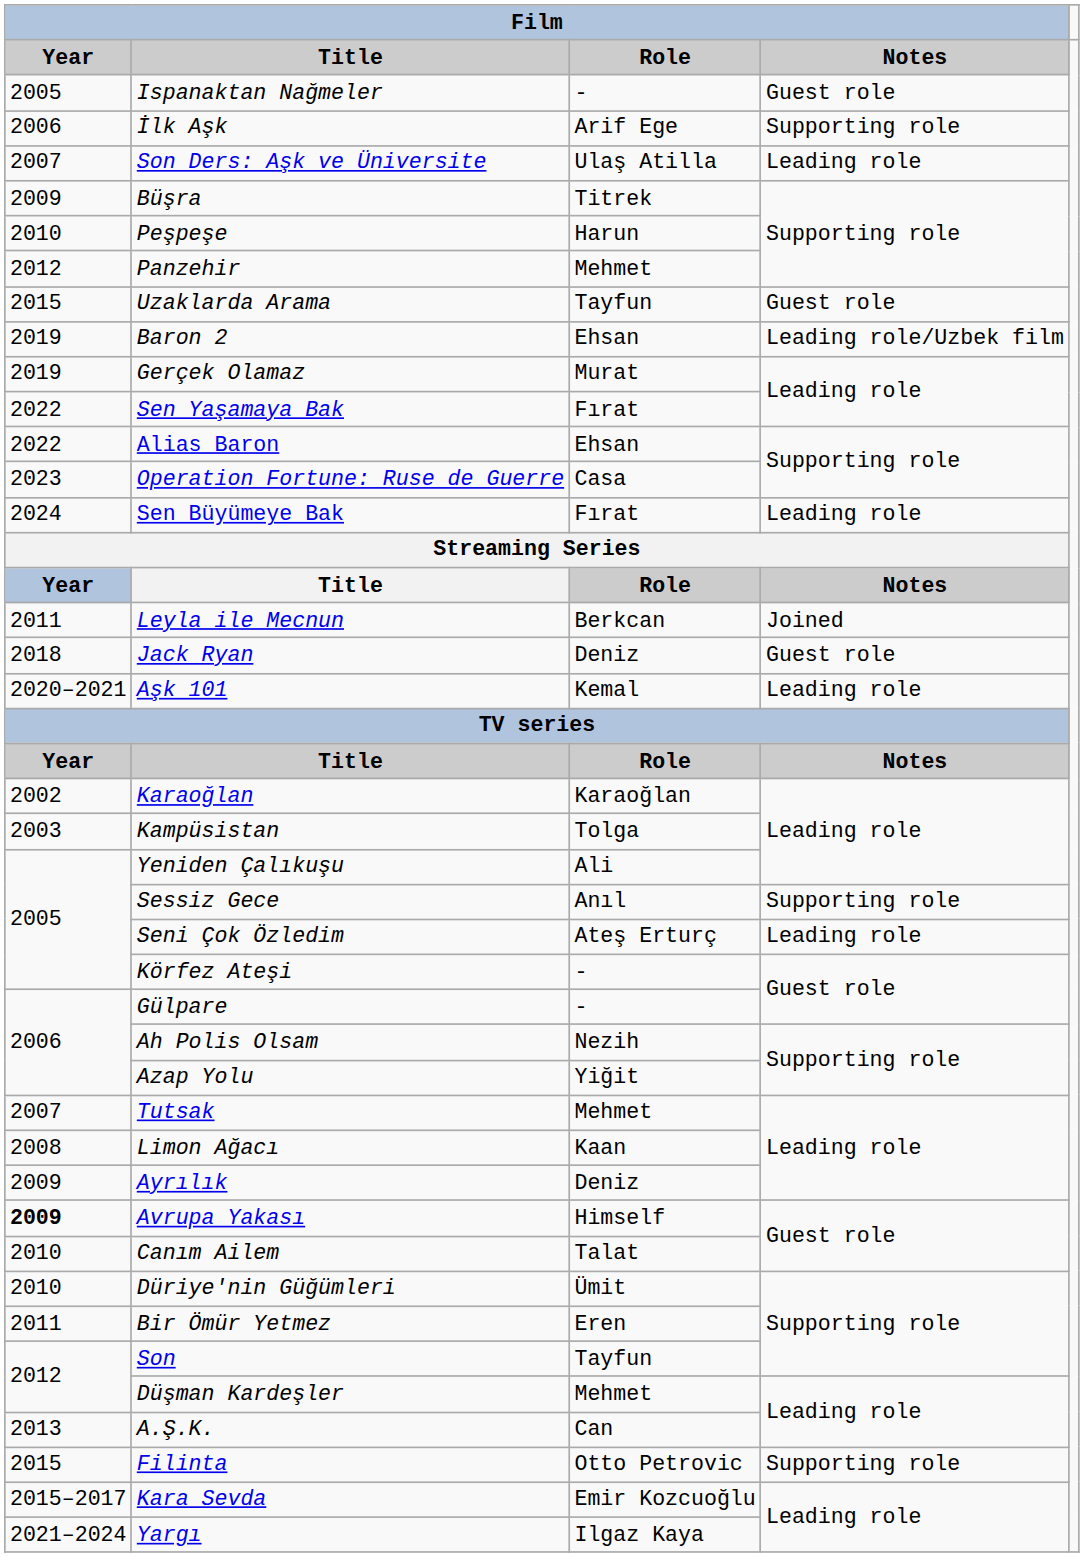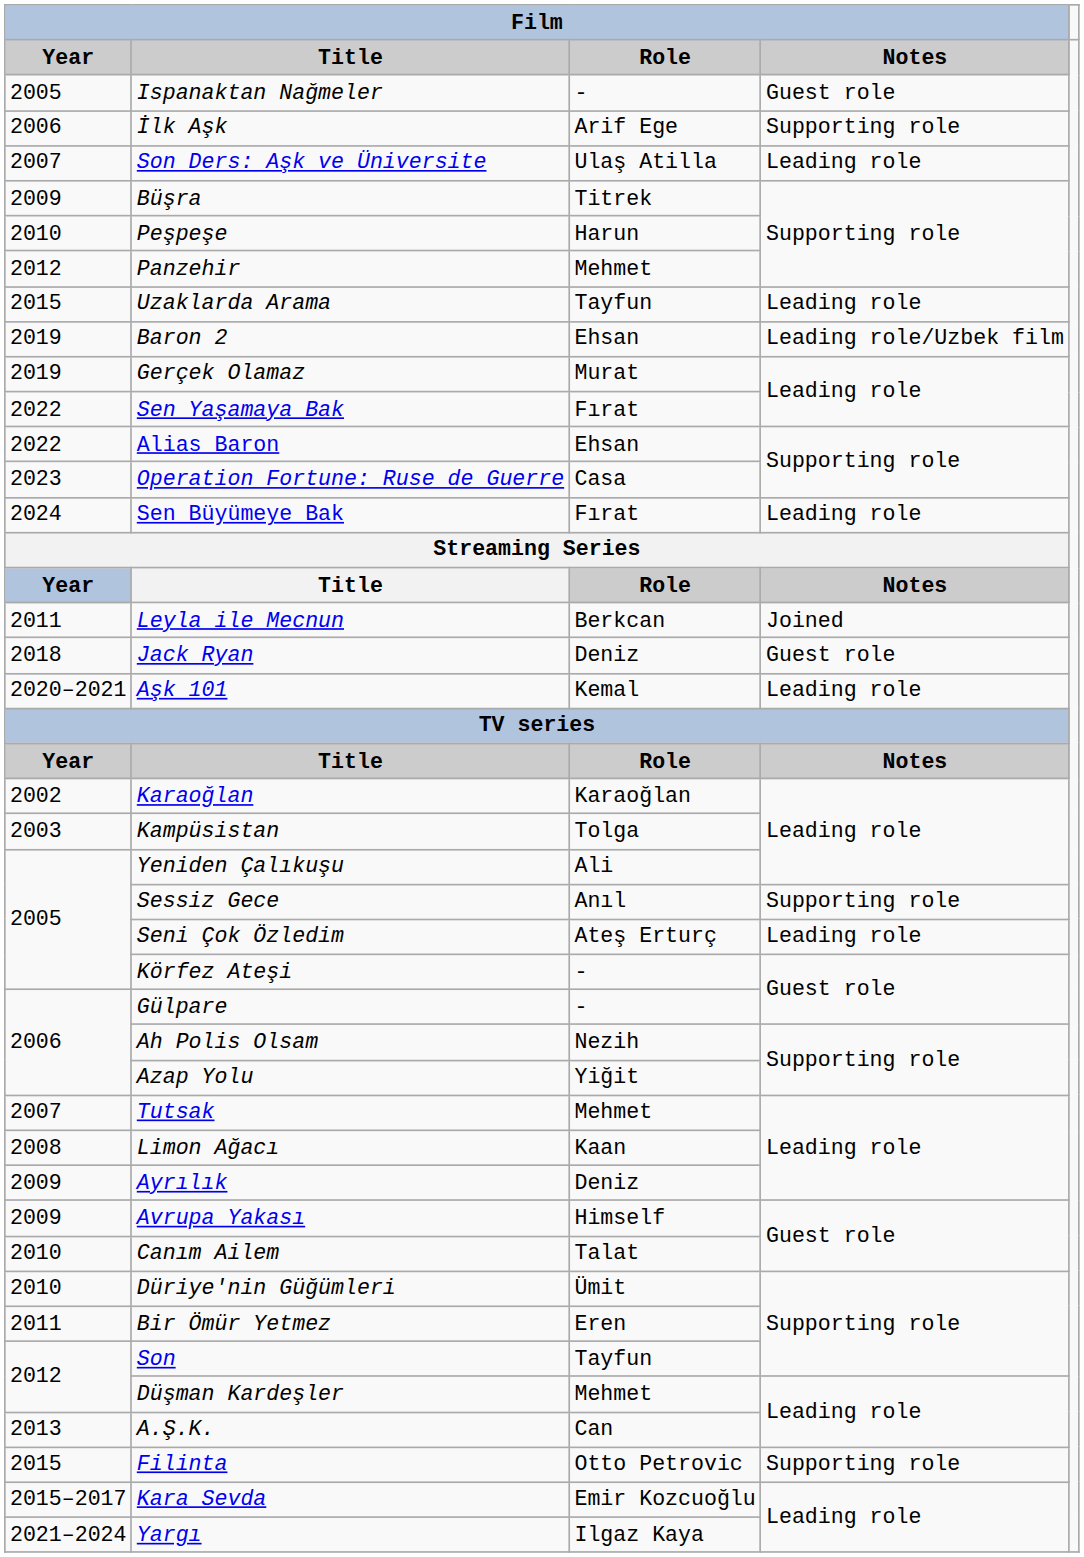(831, 304) Guest role -> (844, 304) Leading role
(36, 1218) bold -> (36, 1218) normal
